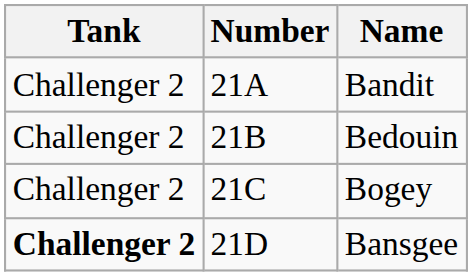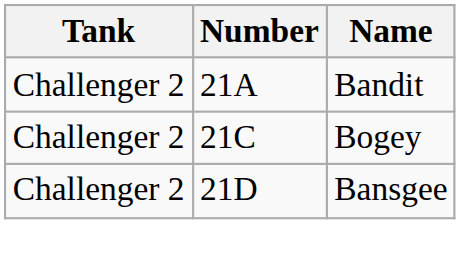- row: (402, 137)
(104, 243) bold -> (99, 190) normal
